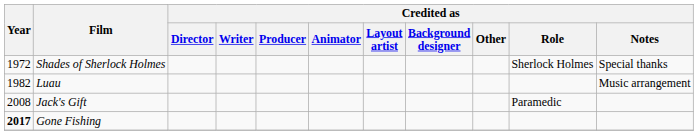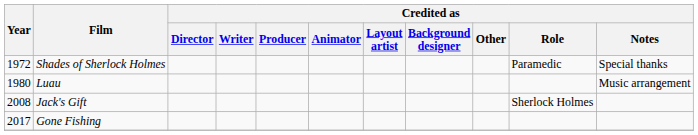(552, 64) Sherlock Holmes -> (536, 64) Paramedic
(19, 83) 1982 -> (19, 83) 1980
(536, 102) Paramedic -> (552, 102) Sherlock Holmes
(19, 121) bold -> (19, 121) normal
